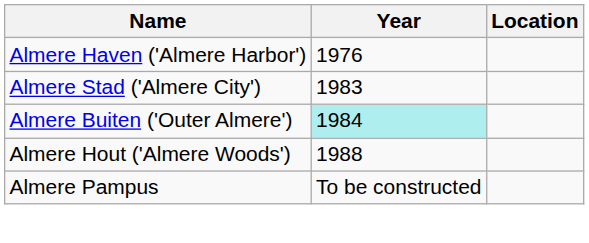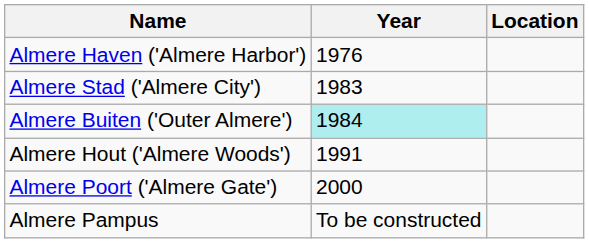(339, 154) 1988 -> (339, 154) 1991
+ row: (143, 187)
